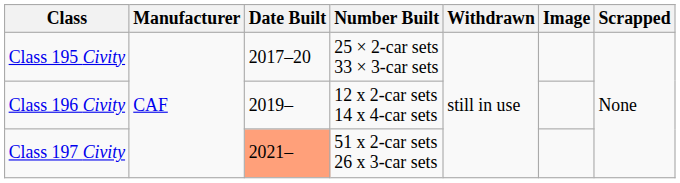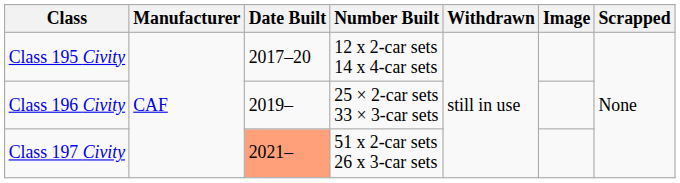(386, 56) 25 × 2-car sets 33 × 3-car sets -> (386, 56) 12 x 2-car sets 14 x 4-car sets
(386, 104) 12 x 2-car sets 14 x 4-car sets -> (386, 104) 25 × 2-car sets 33 × 3-car sets
